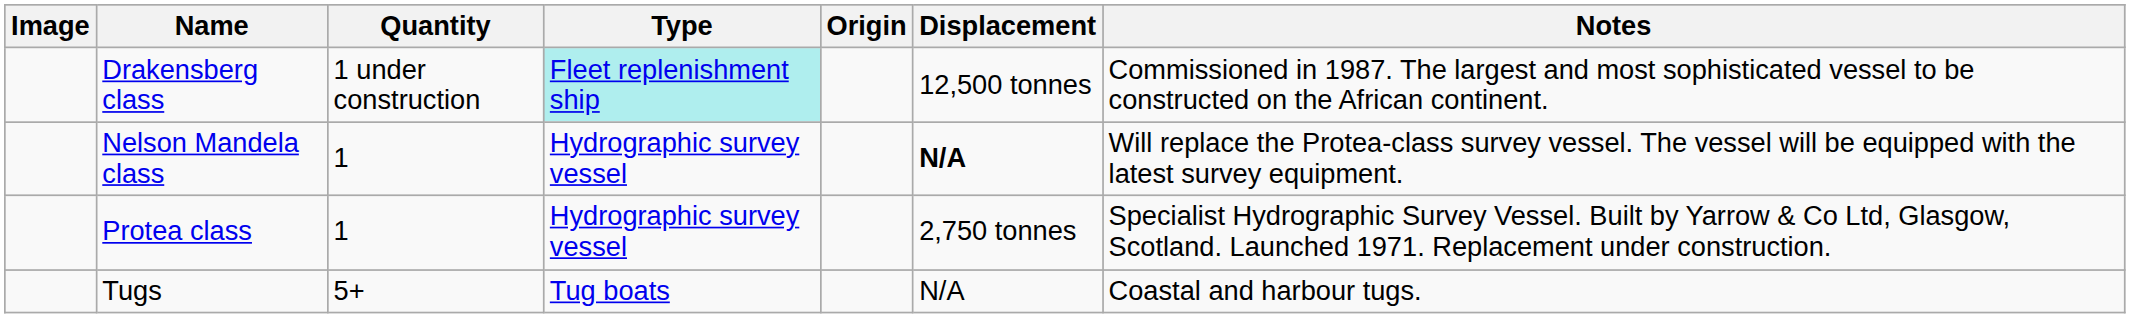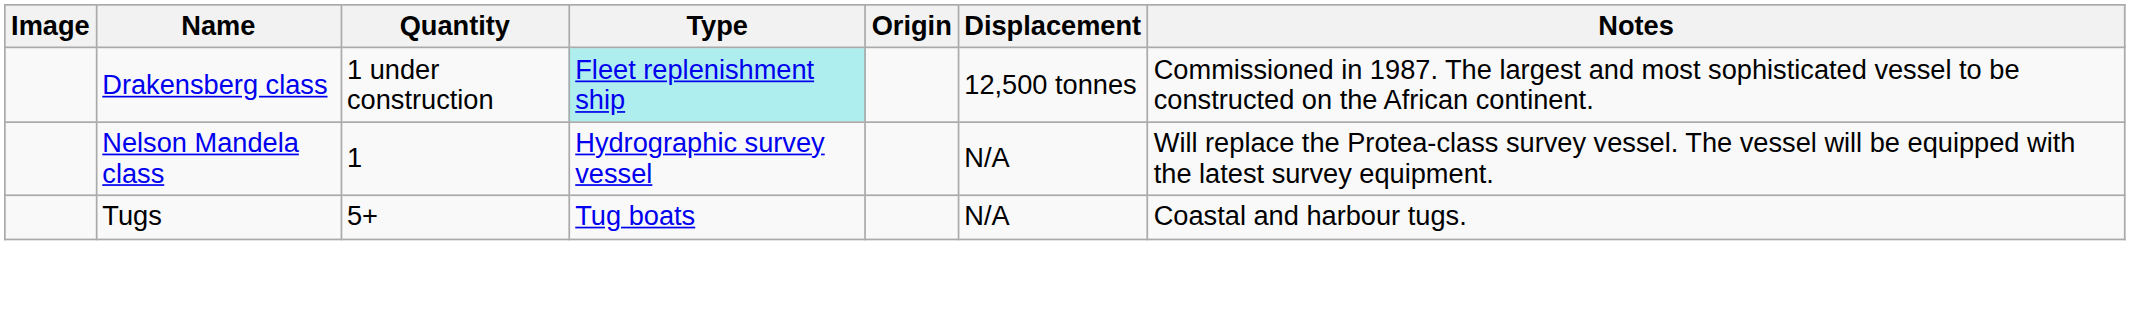(943, 158) bold -> (987, 158) normal
- row: (177, 231)
